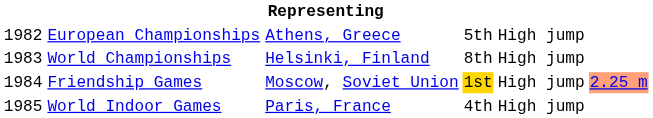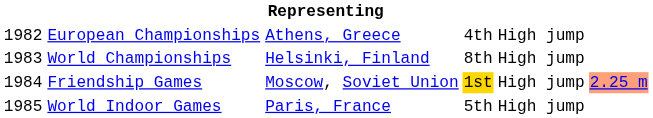(478, 36) 5th -> (478, 36) 4th
(478, 106) 4th -> (478, 106) 5th
